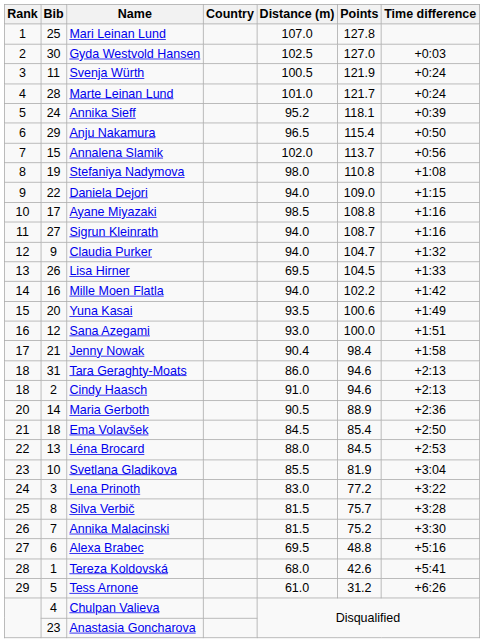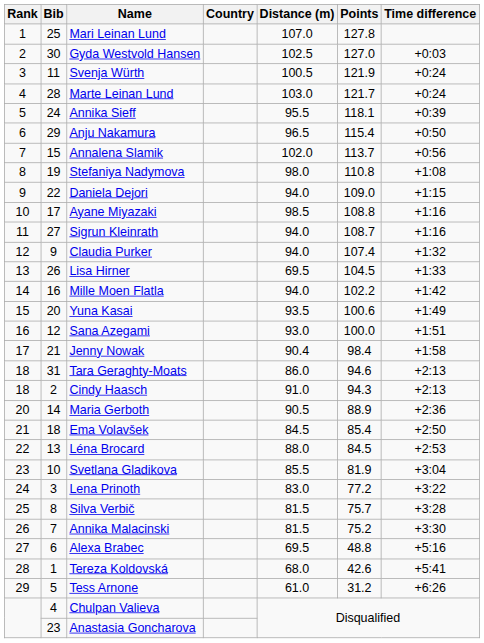(297, 93) 101.0 -> (297, 93) 103.0
(297, 113) 95.2 -> (297, 113) 95.5
(359, 251) 104.7 -> (359, 251) 107.4
(359, 390) 94.6 -> (359, 390) 94.3
